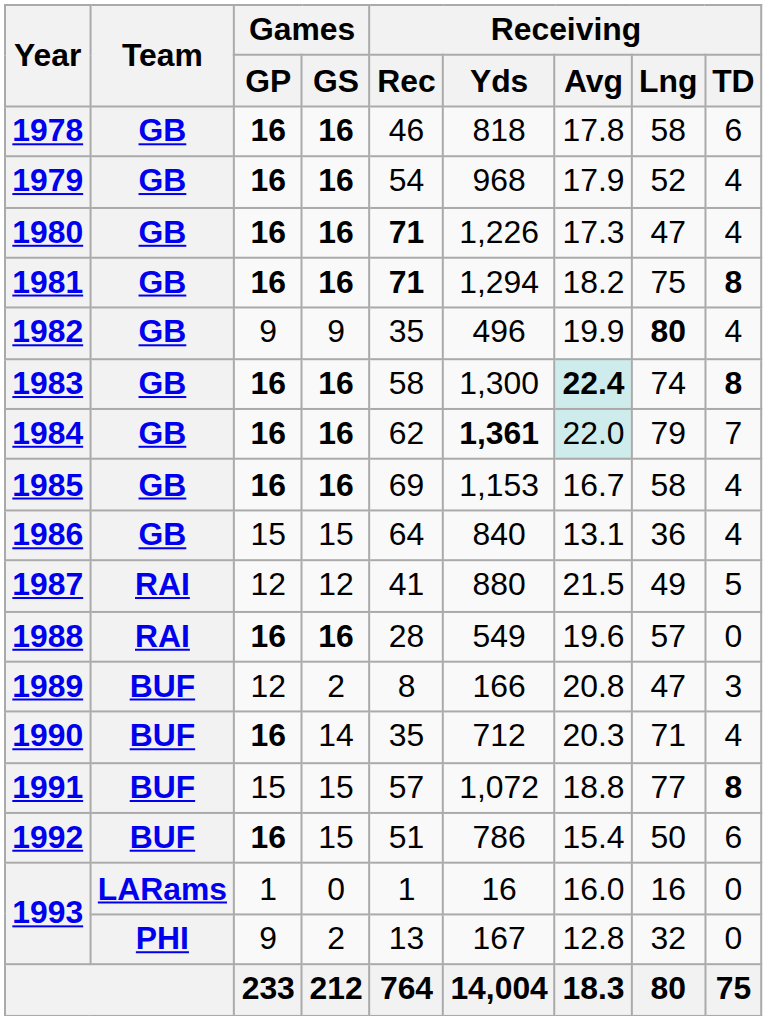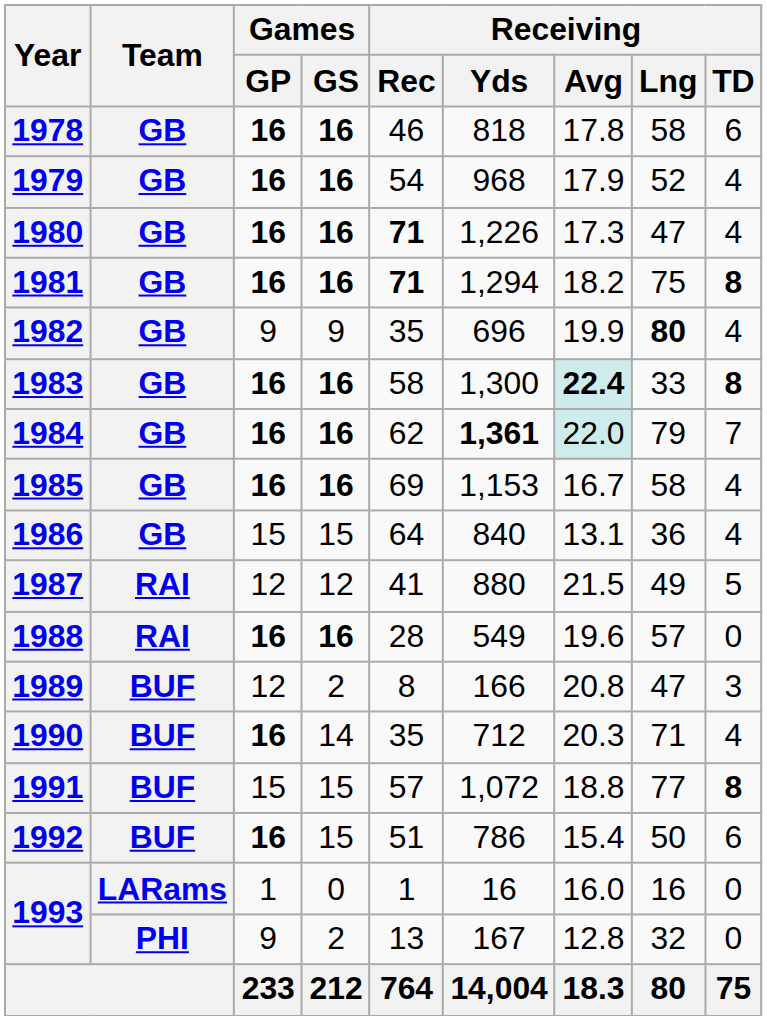(499, 332) 496 -> (499, 332) 696
(668, 383) 74 -> (668, 383) 33
